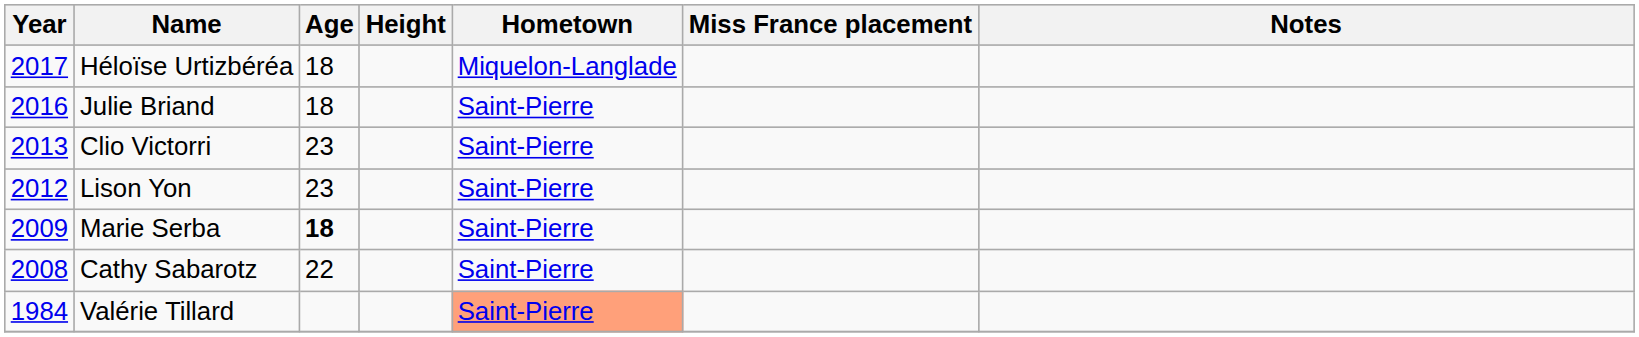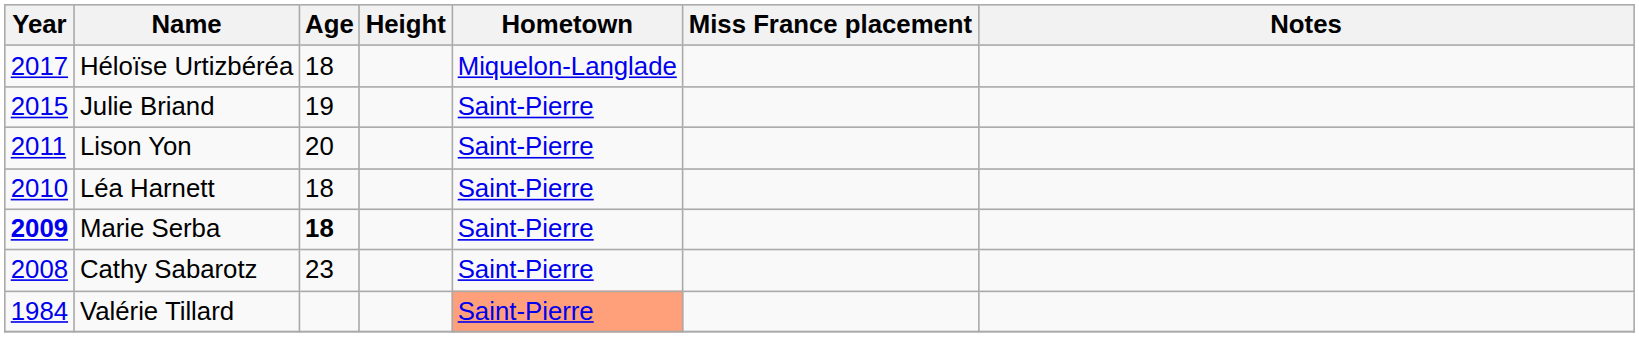(39, 106) 2016 -> (39, 106) 2015
(319, 106) 18 -> (319, 106) 19
- row: (146, 147)
(39, 188) 2012 -> (38, 147) 2011
(319, 188) 23 -> (319, 147) 20
+ row: (147, 188)
(39, 229) normal -> (39, 229) bold
(319, 270) 22 -> (319, 270) 23
